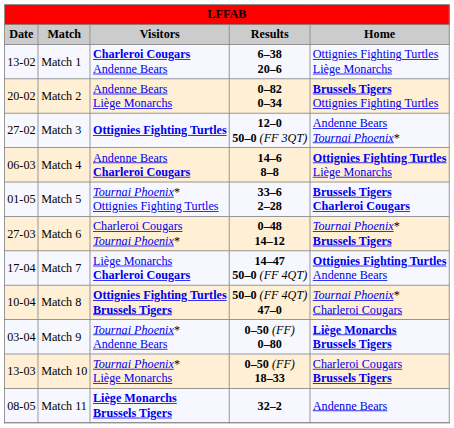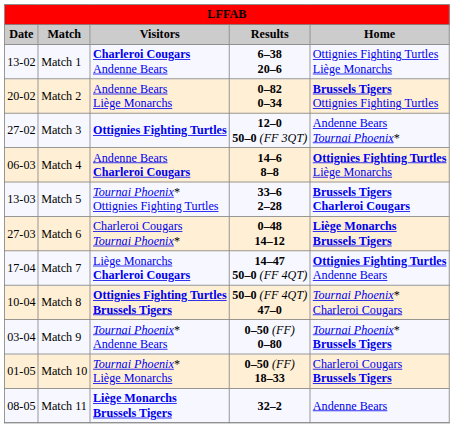(21, 199) 01-05 -> (21, 199) 13-03
(356, 233) Tournai Phoenix* Brussels Tigers -> (355, 233) Liège Monarchs Brussels Tigers
(355, 336) Liège Monarchs Brussels Tigers -> (356, 336) Tournai Phoenix* Brussels Tigers
(21, 371) 13-03 -> (21, 371) 01-05
